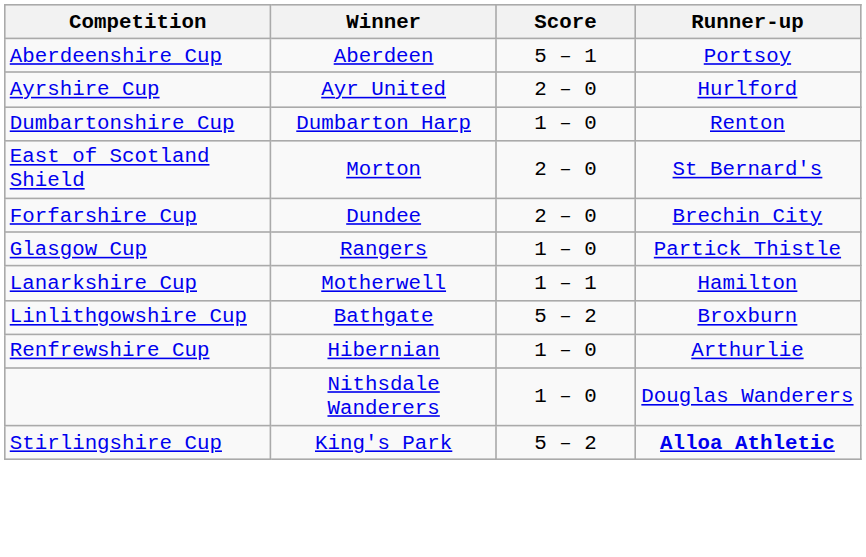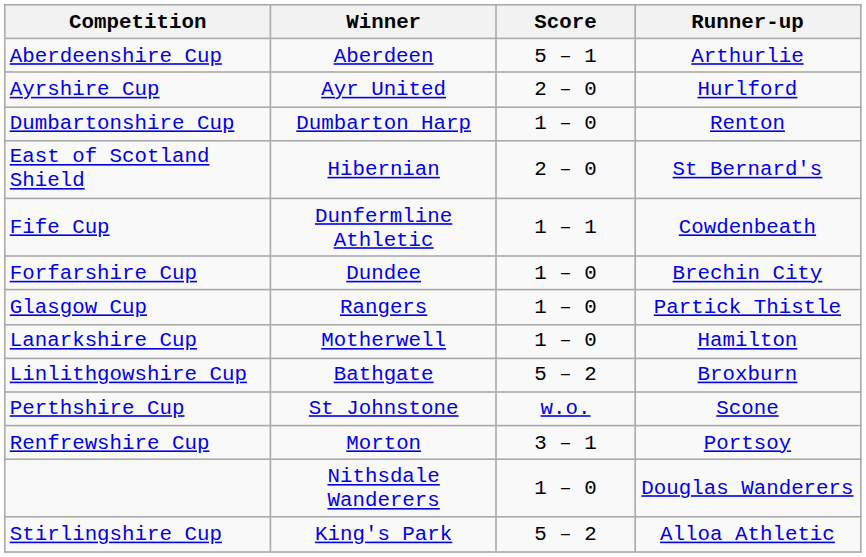(747, 56) Portsoy -> (747, 56) Arthurlie
(384, 169) Morton -> (384, 169) Hibernian
+ row: (60, 227)
(566, 215) 2 – 0 -> (566, 273) 1 – 0
(566, 283) 1 – 1 -> (566, 341) 1 – 0
+ row: (97, 409)
(384, 351) Hibernian -> (384, 443) Morton
(566, 351) 1 – 0 -> (566, 443) 3 – 1
(747, 351) Arthurlie -> (747, 443) Portsoy
(747, 443) bold -> (747, 534) normal
